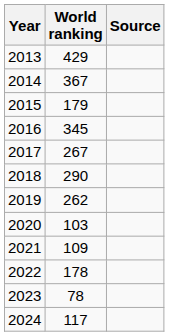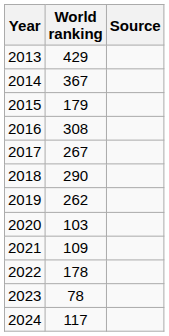(76, 129) 345 -> (76, 129) 308
